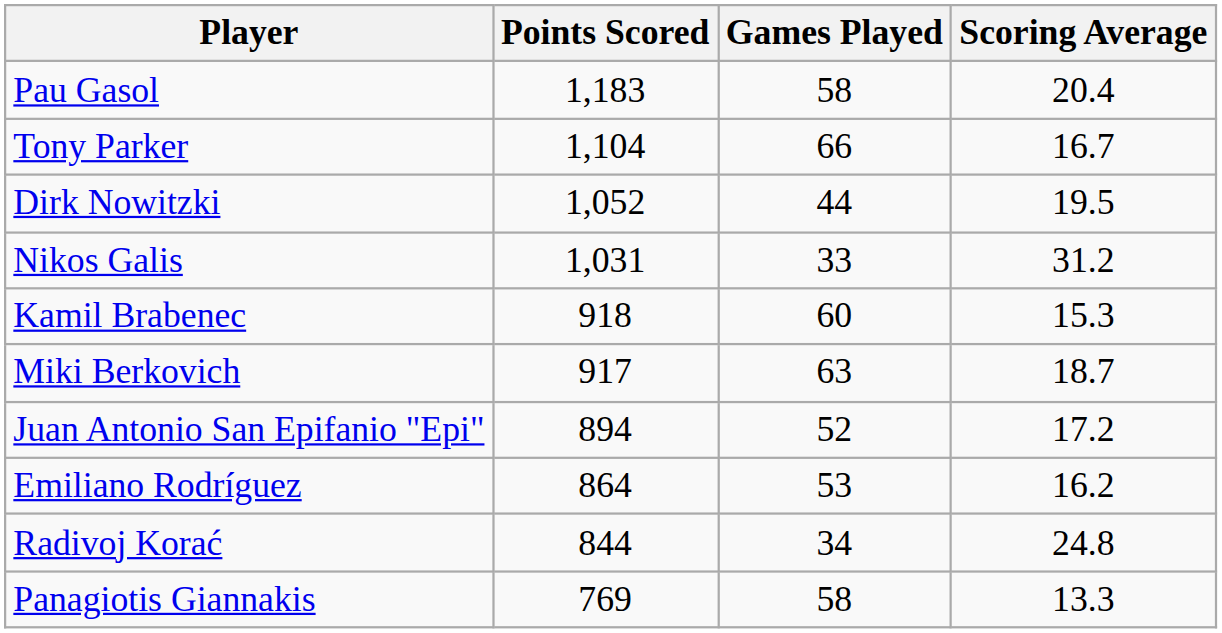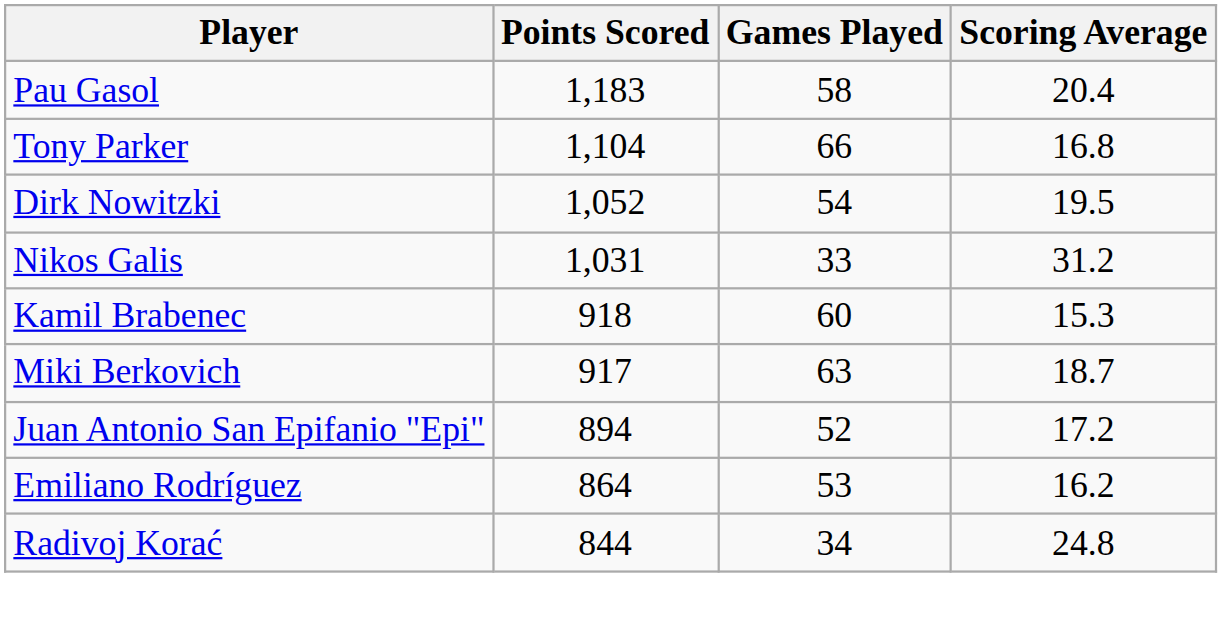(1083, 145) 16.7 -> (1083, 145) 16.8
(834, 202) 44 -> (834, 202) 54
- row: (164, 598)
